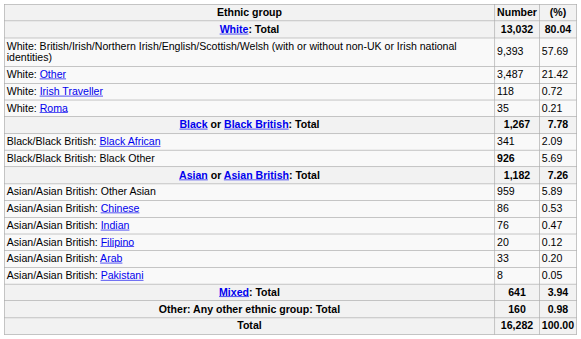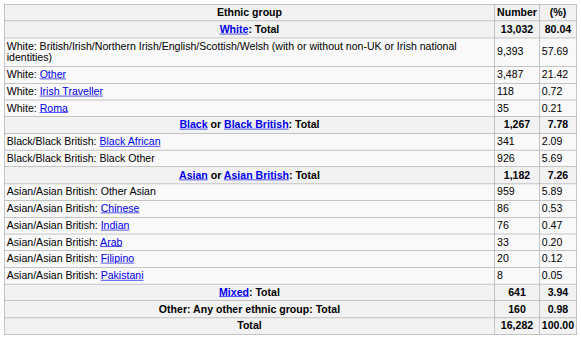(506, 158) bold -> (506, 158) normal
rows swapped: (65, 259) <-> (70, 242)
